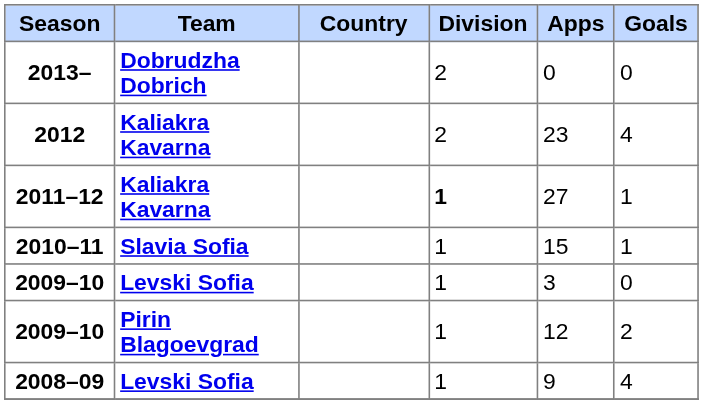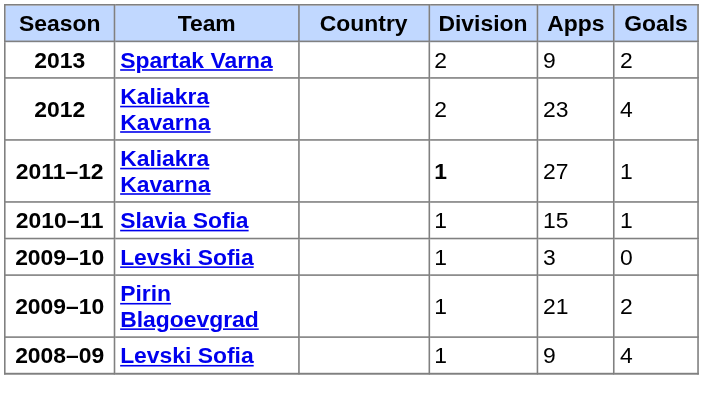- row: (60, 72)
+ row: (60, 60)
(556, 332) 12 -> (556, 306) 21
